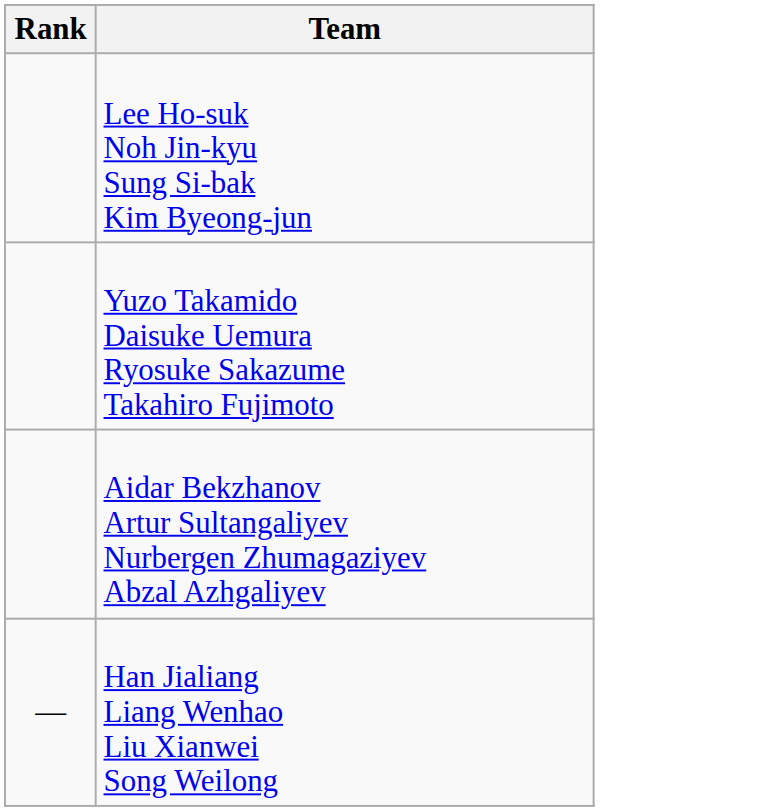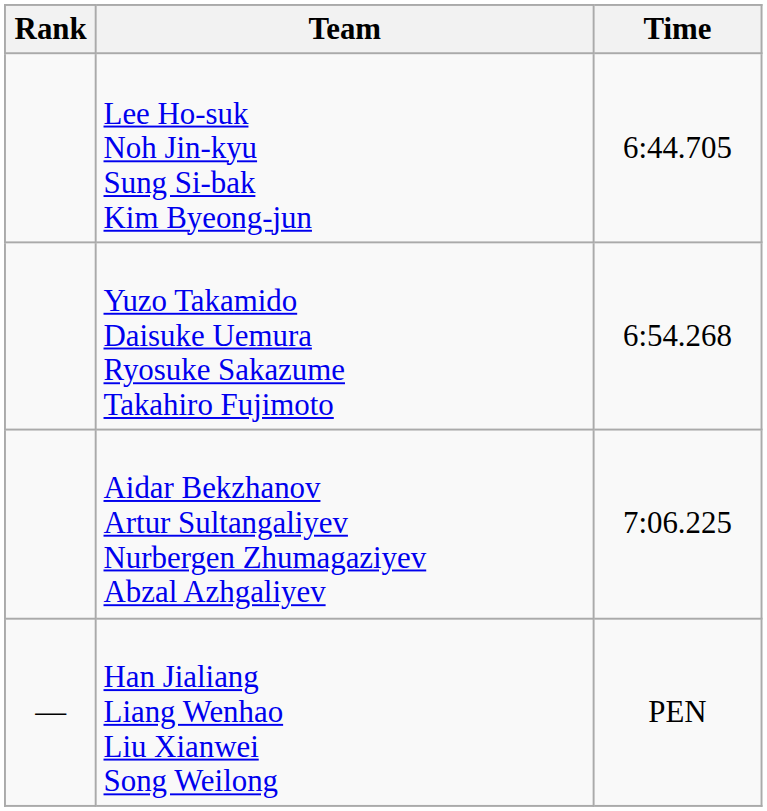+ column: (677, 28)
